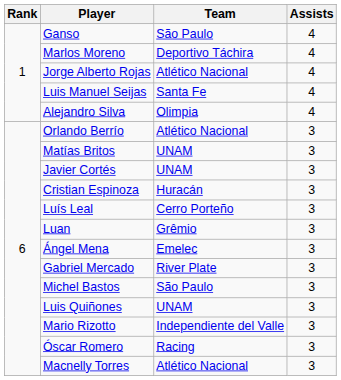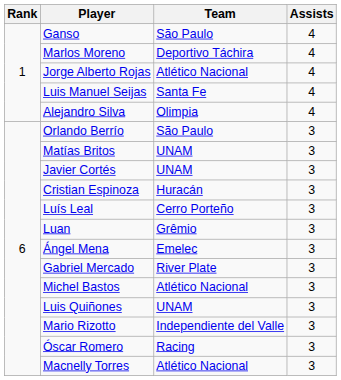(202, 131) Atlético Nacional -> (185, 131) São Paulo
(185, 287) São Paulo -> (202, 287) Atlético Nacional
